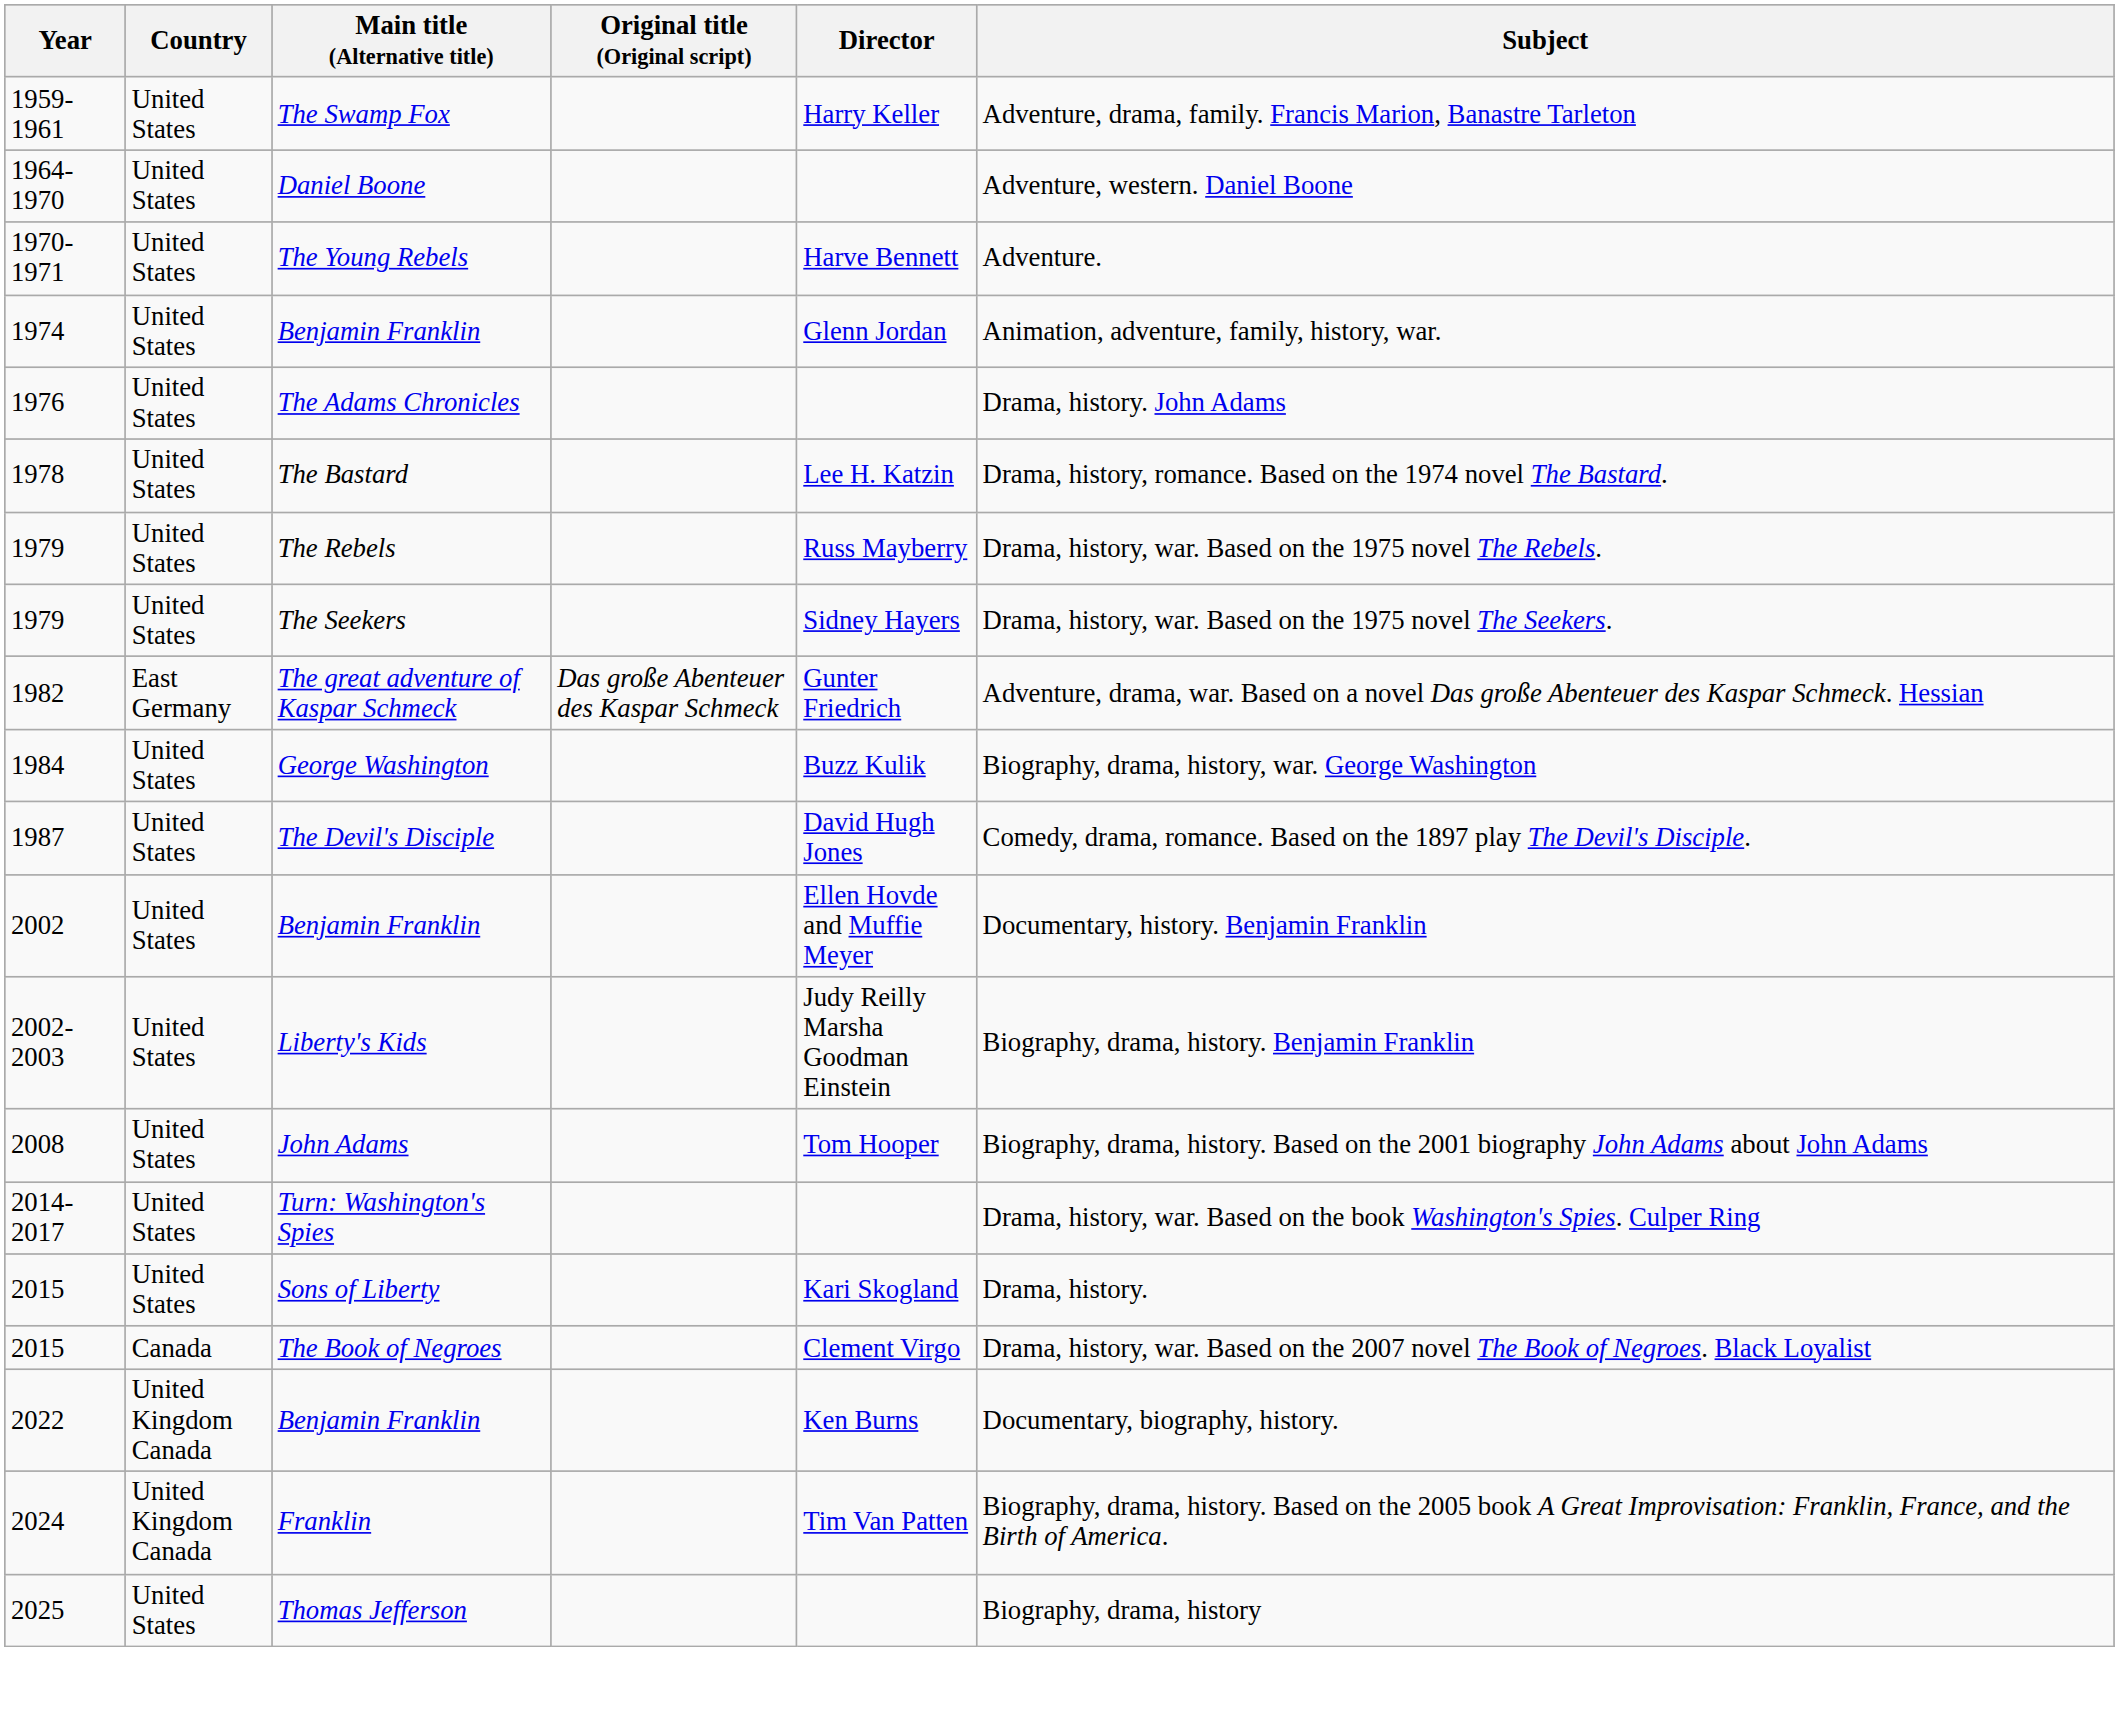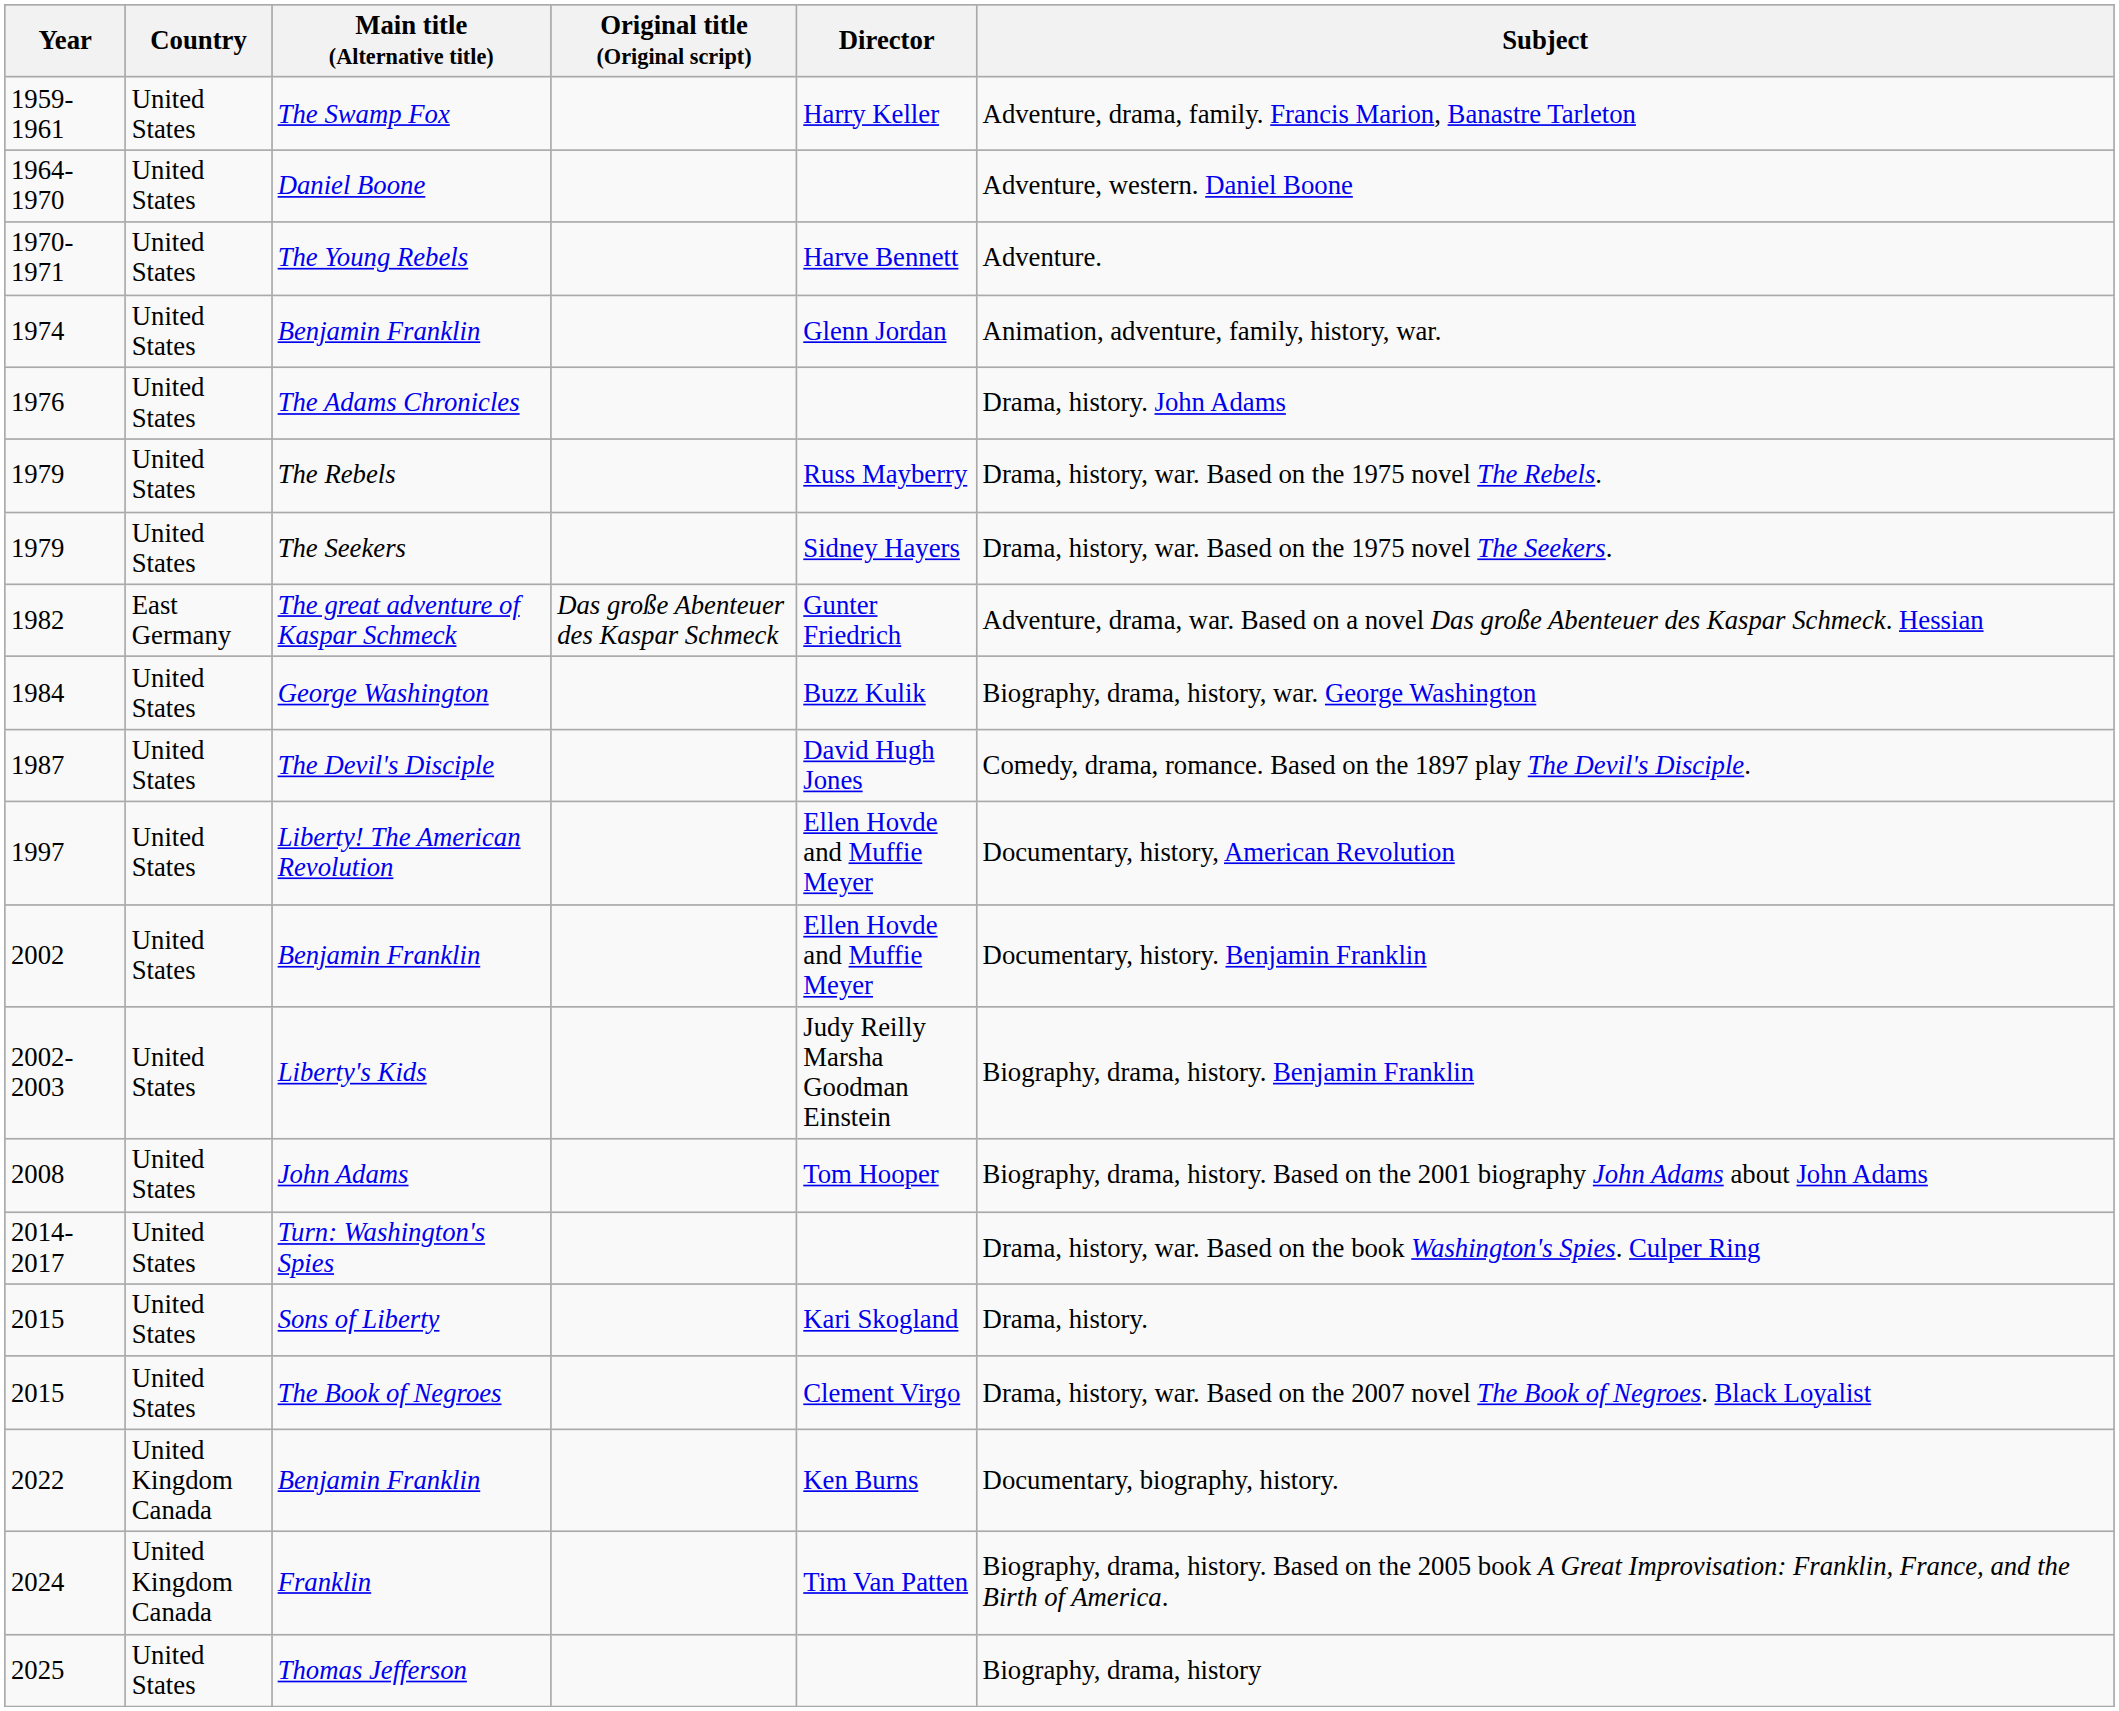- row: (38, 475)
+ row: (38, 852)
(172, 1347) Canada -> (168, 1392) United States
